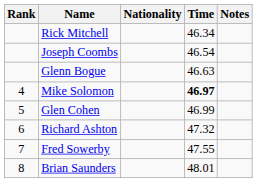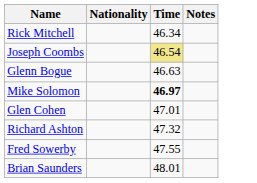- column: (21, 14)
(201, 52) no background -> (167, 52) khaki background
(201, 110) 46.99 -> (167, 110) 47.01
